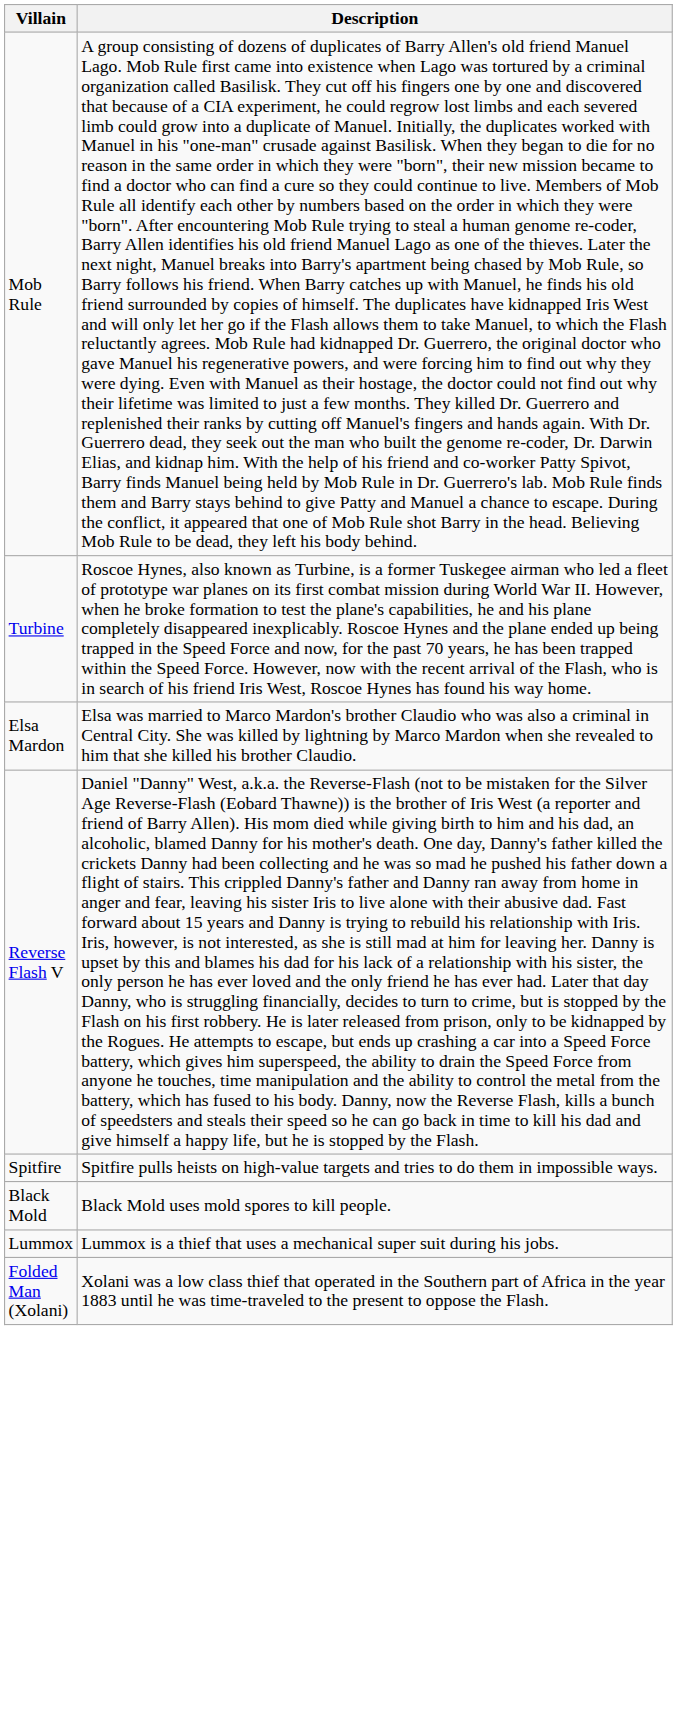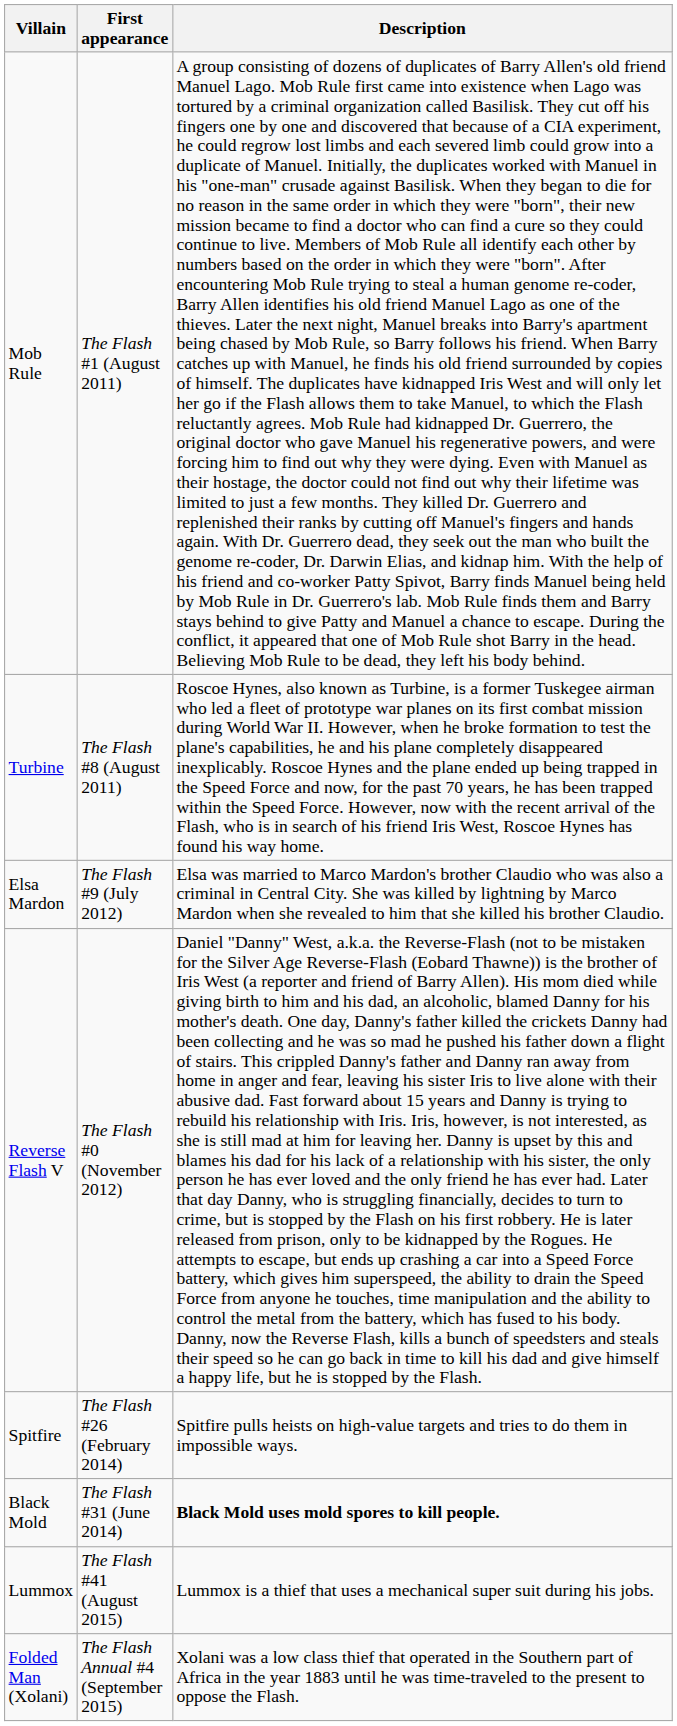+ column: (125, 28)
(236, 1205) normal -> (338, 1512) bold
